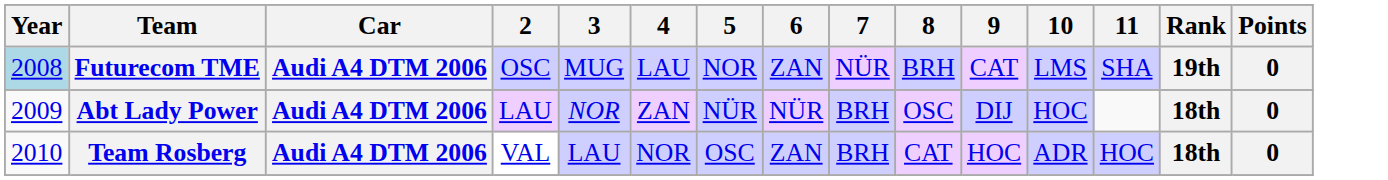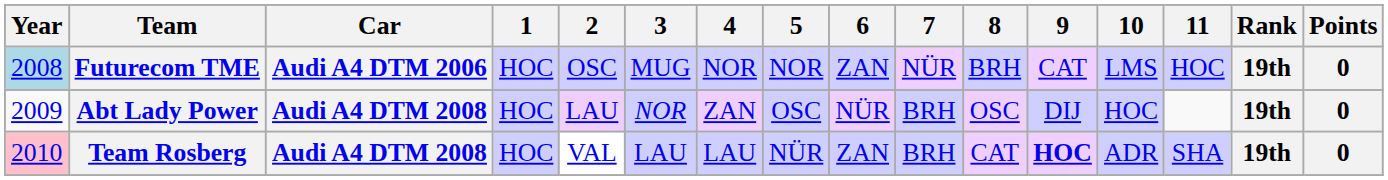+ column: (526, 25)
(663, 67) LAU -> (730, 67) NOR
(1127, 67) SHA -> (1198, 67) HOC
(379, 110) Audi A4 DTM 2006 -> (379, 110) Audi A4 DTM 2008
(730, 110) NÜR -> (796, 110) OSC
(1196, 110) 18th -> (1267, 110) 19th
(37, 152) no background -> (37, 152) pink background
(379, 152) Audi A4 DTM 2006 -> (379, 152) Audi A4 DTM 2008
(663, 152) NOR -> (730, 152) LAU
(730, 152) OSC -> (796, 152) NÜR
(994, 152) normal -> (1063, 152) bold
(1127, 152) HOC -> (1198, 152) SHA
(1196, 152) 18th -> (1267, 152) 19th
